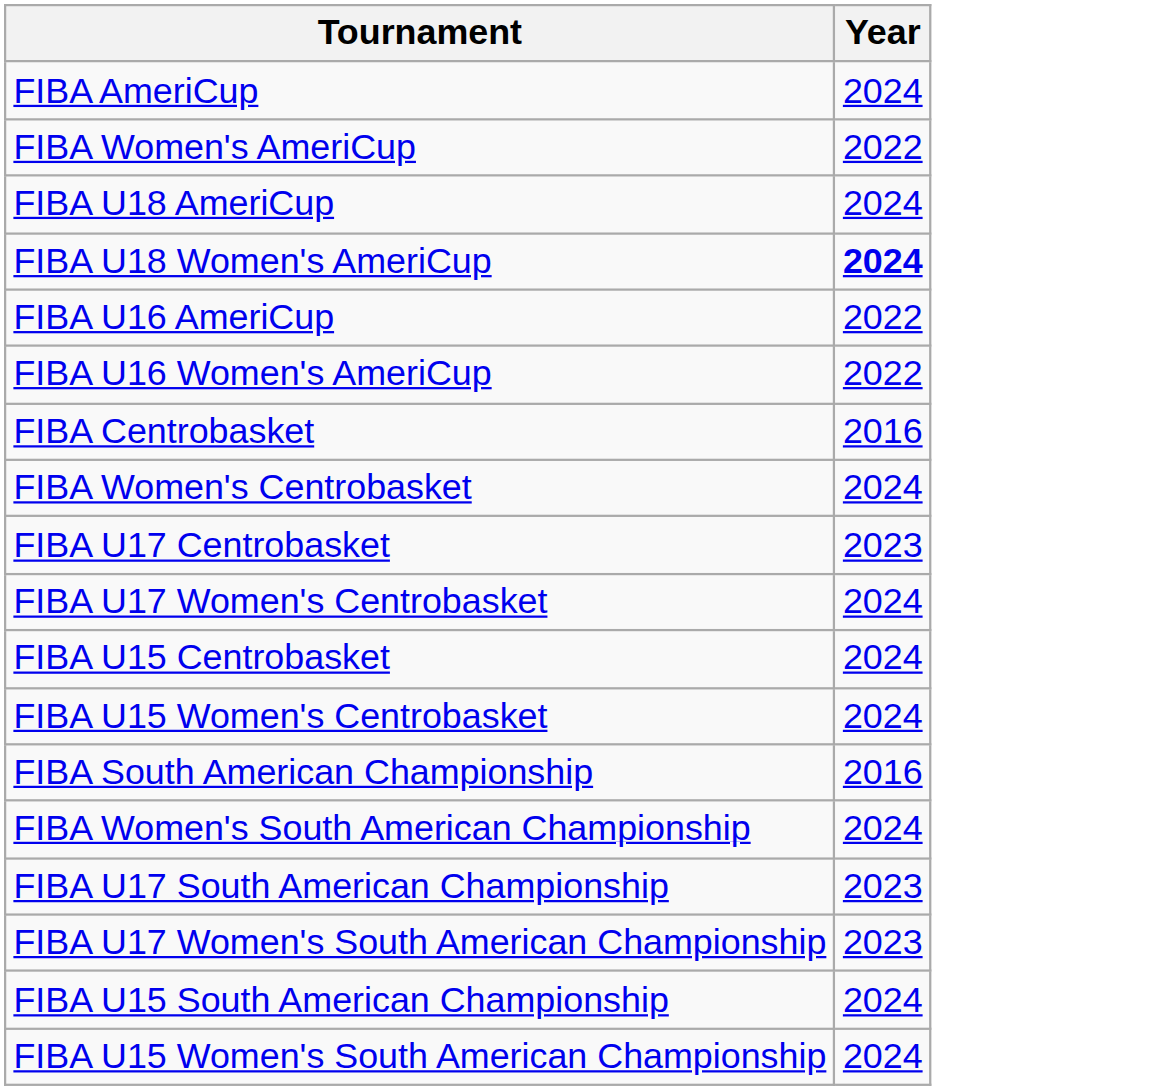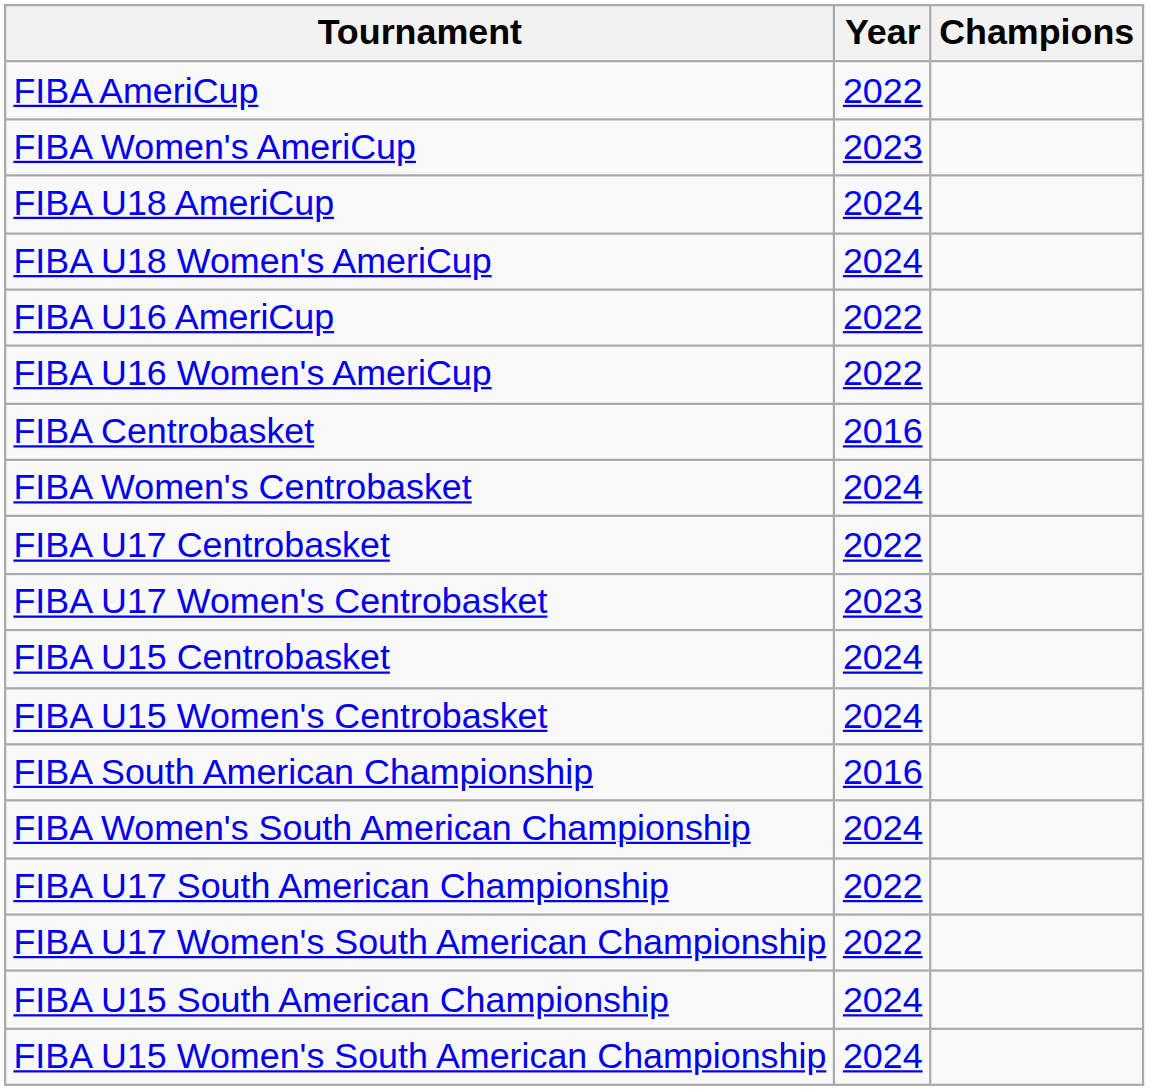+ column: (1037, 32)
(883, 89) 2024 -> (883, 89) 2022
(883, 146) 2022 -> (883, 146) 2023
(883, 260) bold -> (883, 260) normal
(883, 544) 2023 -> (883, 544) 2022
(883, 601) 2024 -> (883, 601) 2023
(883, 885) 2023 -> (883, 885) 2022
(883, 942) 2023 -> (883, 942) 2022
